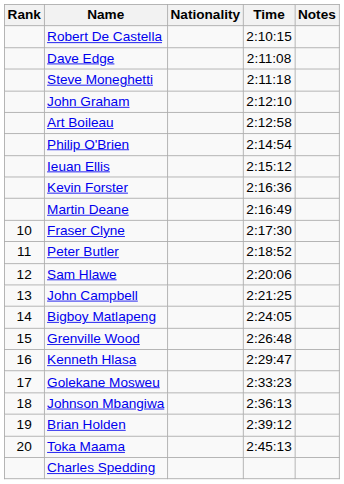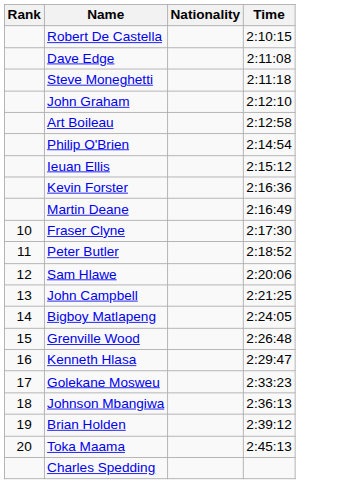- column: (317, 15)
